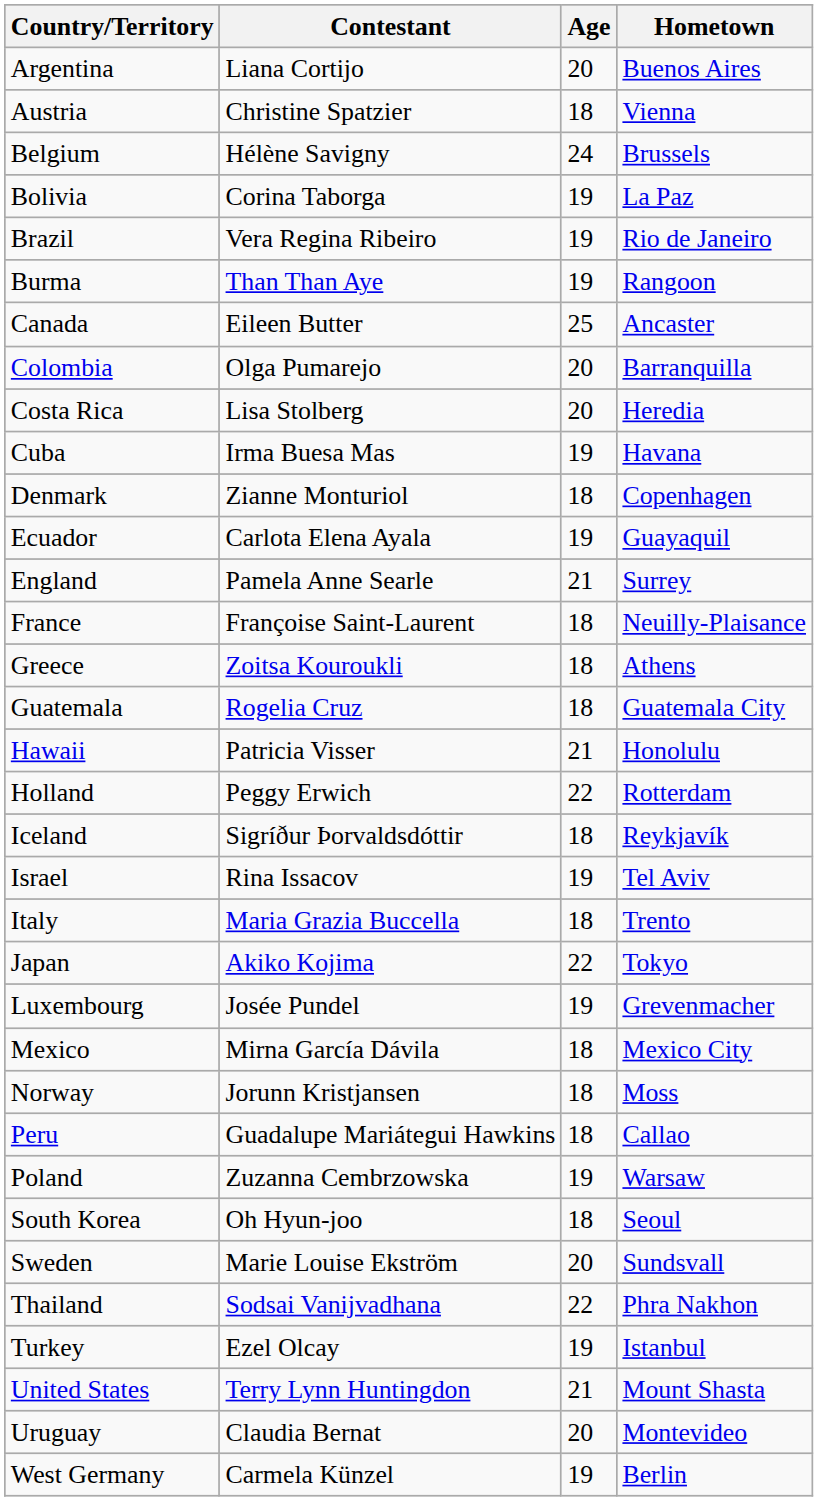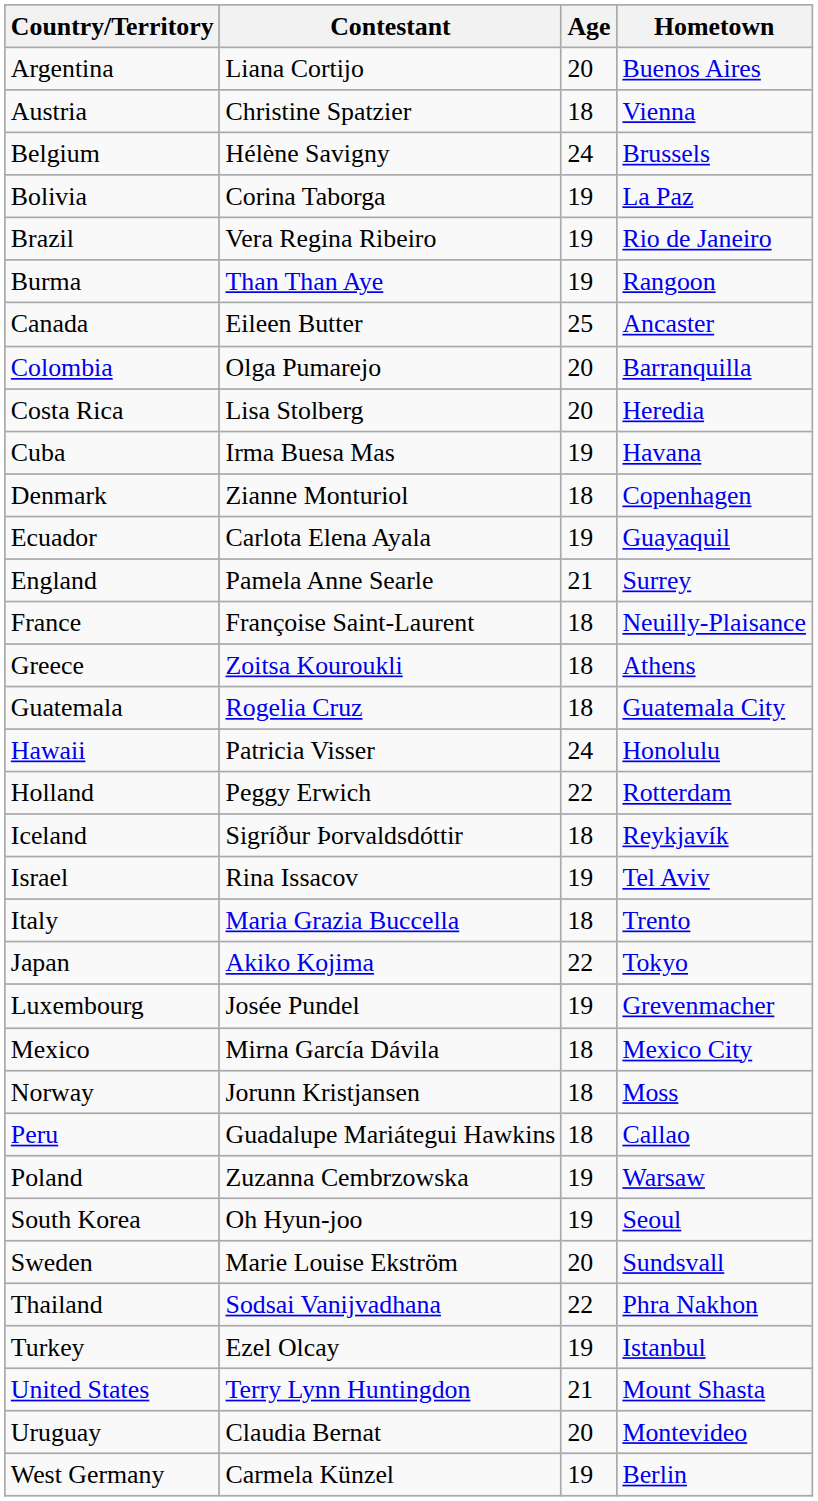(580, 750) 21 -> (580, 750) 24
(580, 1218) 18 -> (580, 1218) 19
